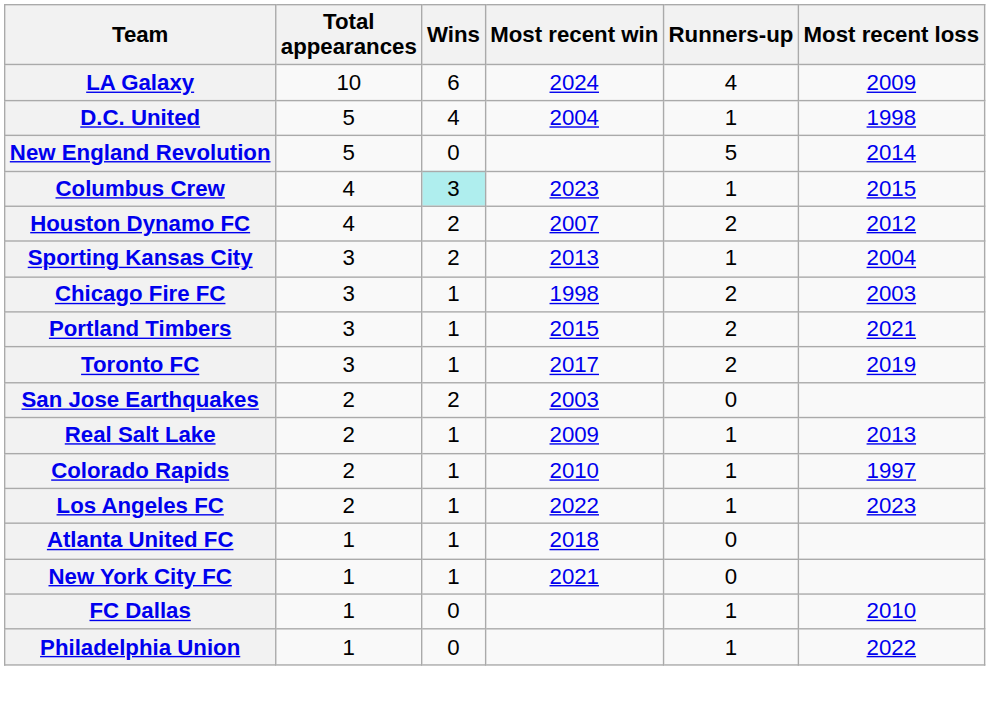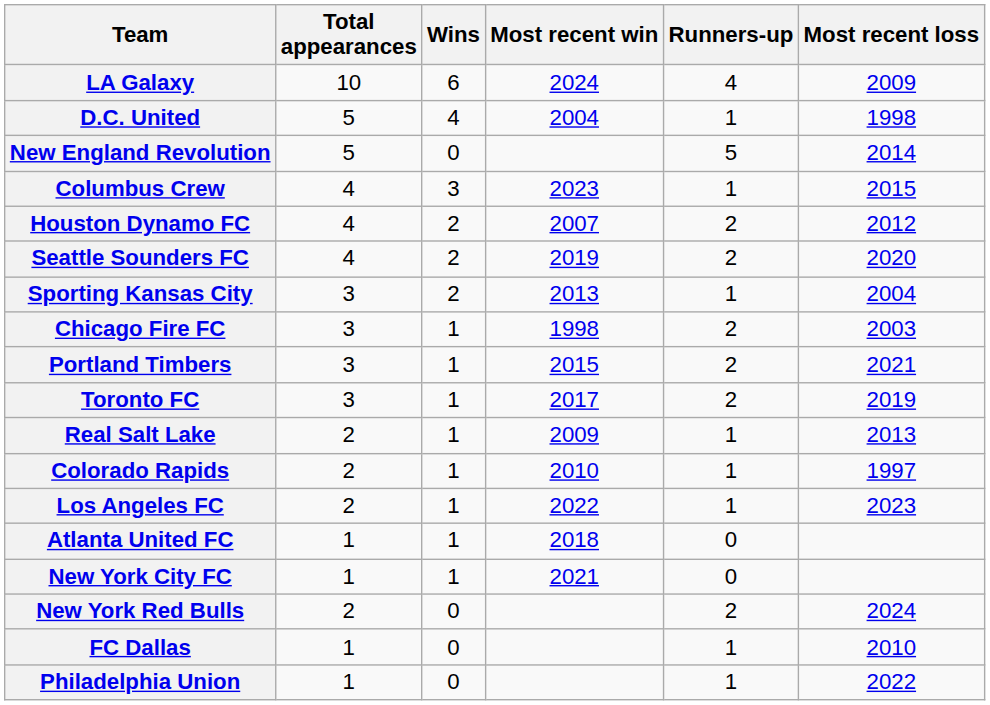(453, 188) paleturquoise background -> (453, 188) no background
+ row: (140, 258)
- row: (140, 399)
+ row: (140, 611)
